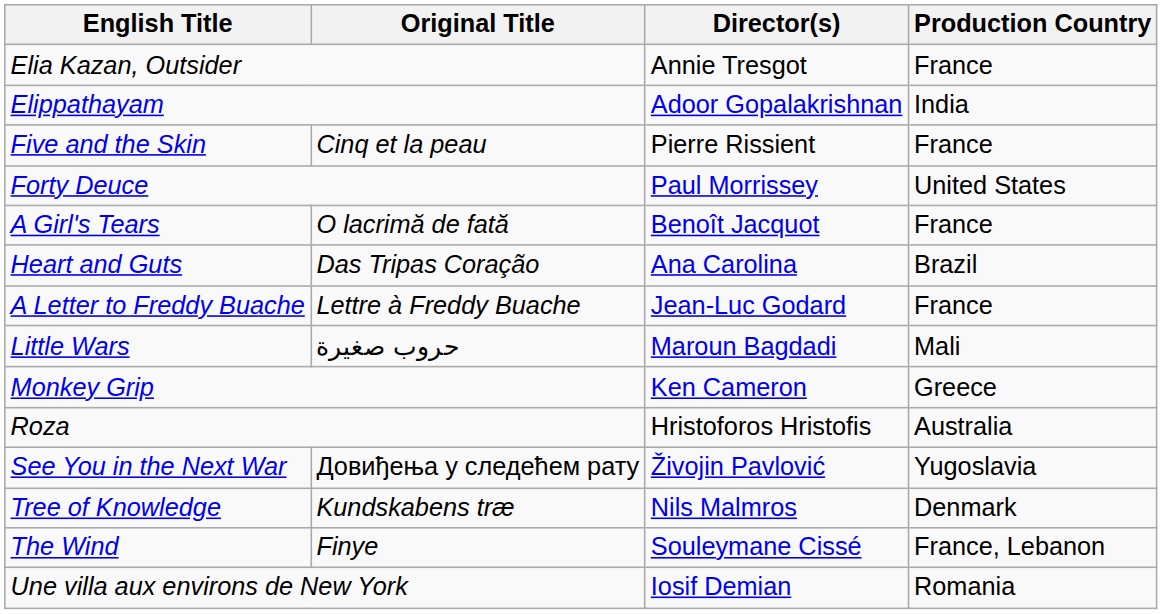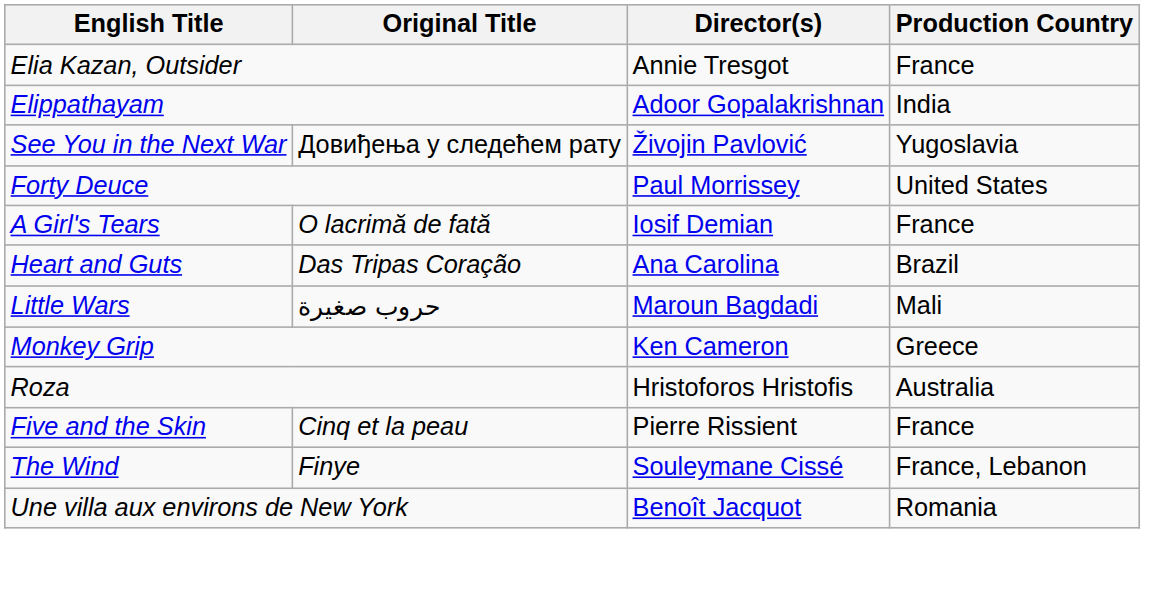rows swapped: (108, 144) <-> (149, 467)
(735, 225) Benoît Jacquot -> (703, 225) Iosif Demian
- row: (158, 305)
- row: (116, 507)
(721, 587) Iosif Demian -> (717, 507) Benoît Jacquot
